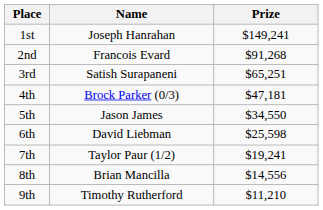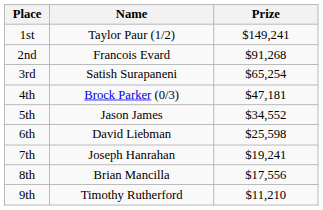(132, 34) Joseph Hanrahan -> (132, 34) Taylor Paur (1/2)
(266, 74) $65,251 -> (266, 74) $65,254
(266, 114) $34,550 -> (266, 114) $34,552
(132, 154) Taylor Paur (1/2) -> (132, 154) Joseph Hanrahan
(266, 174) $14,556 -> (266, 174) $17,556
